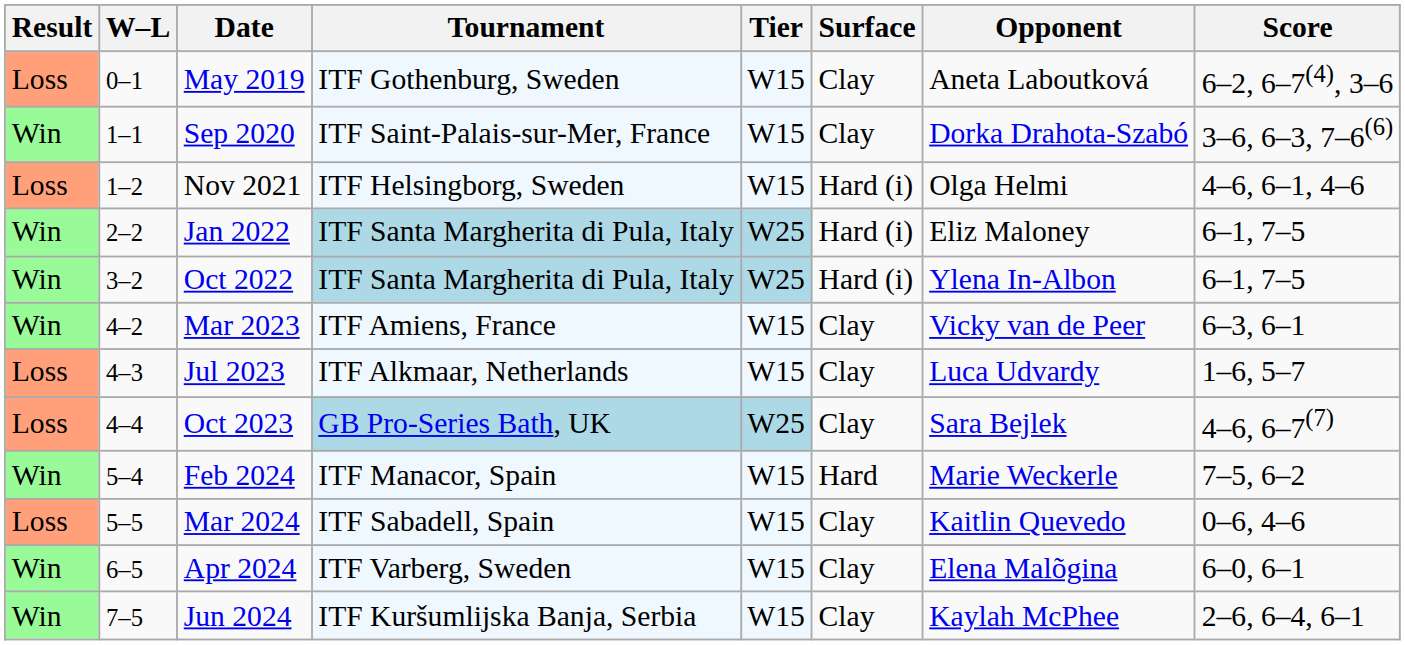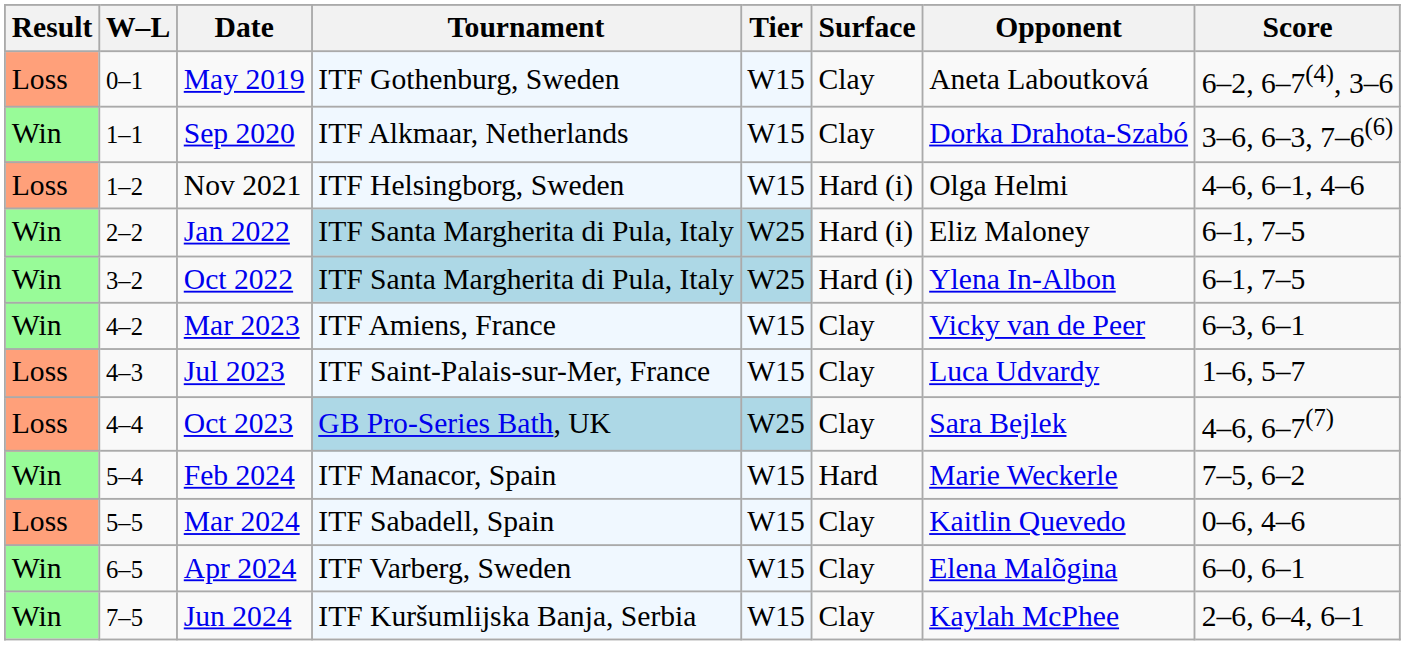(514, 133) ITF Saint-Palais-sur-Mer, France -> (473, 133) ITF Alkmaar, Netherlands
(473, 372) ITF Alkmaar, Netherlands -> (514, 372) ITF Saint-Palais-sur-Mer, France
